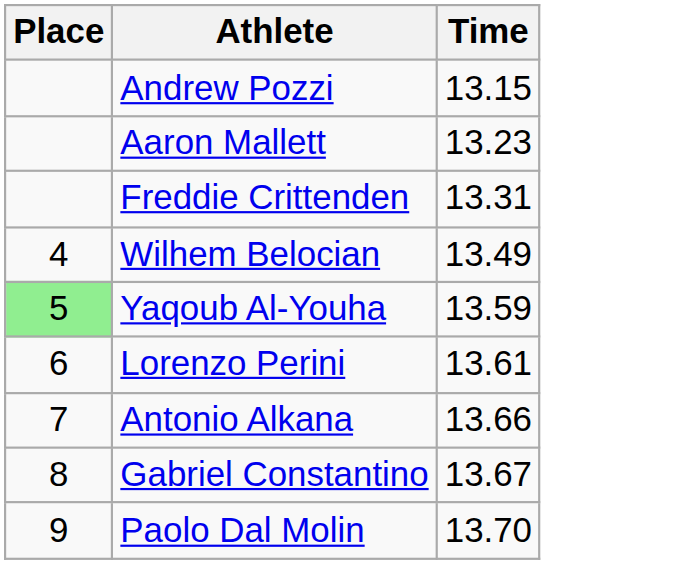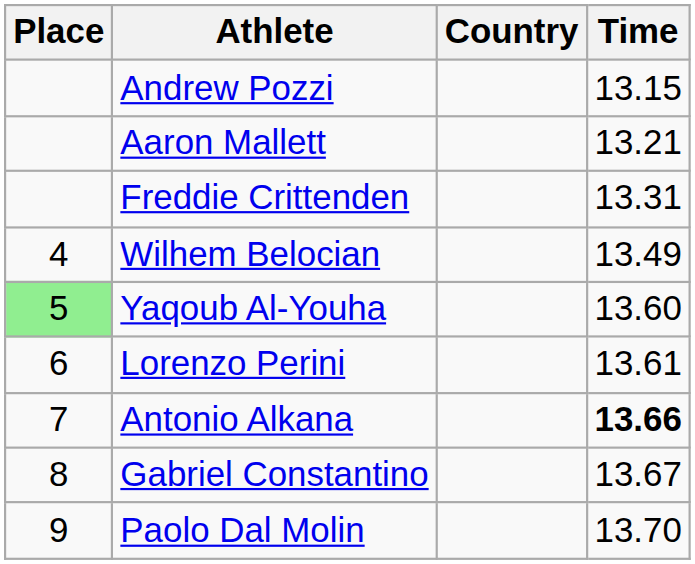+ column: (512, 32)
(488, 142) 13.23 -> (638, 142) 13.21
(488, 308) 13.59 -> (638, 308) 13.60
(488, 419) normal -> (638, 419) bold
